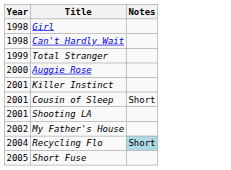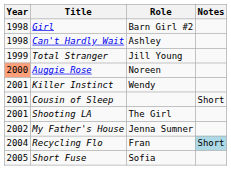+ column: (161, 12)
(17, 70) no background -> (17, 70) lightsalmon background
